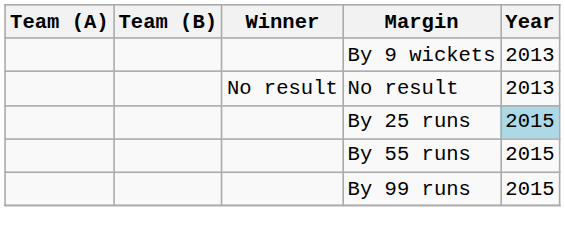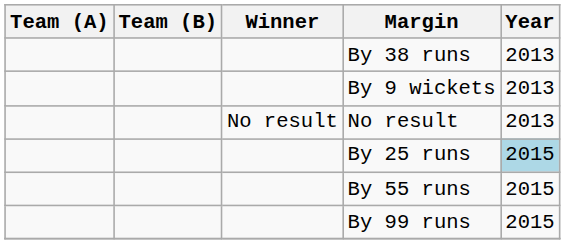+ row: (409, 55)
